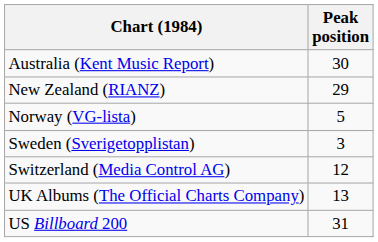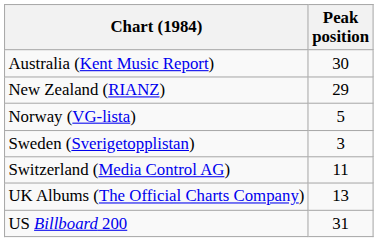(341, 169) 12 -> (341, 169) 11
